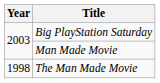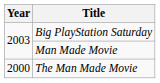(19, 68) 1998 -> (19, 68) 2000
